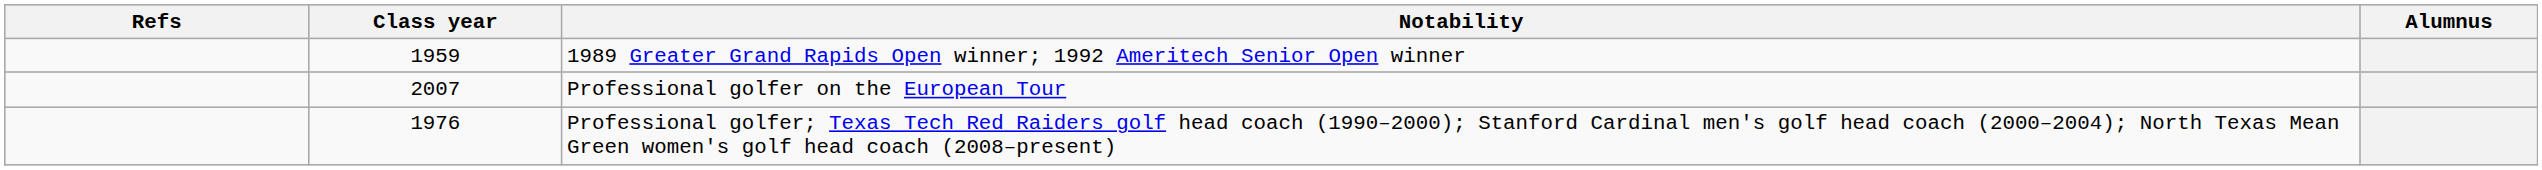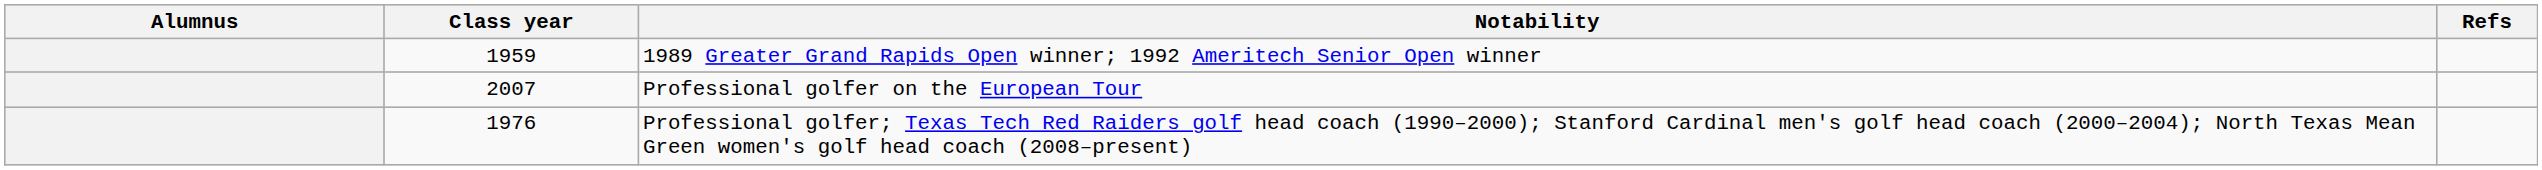columns swapped: (2449, 22) <-> (157, 22)
